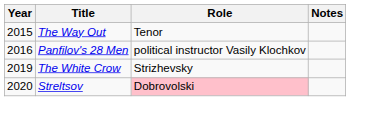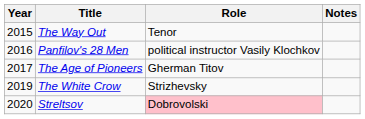+ row: (90, 68)
